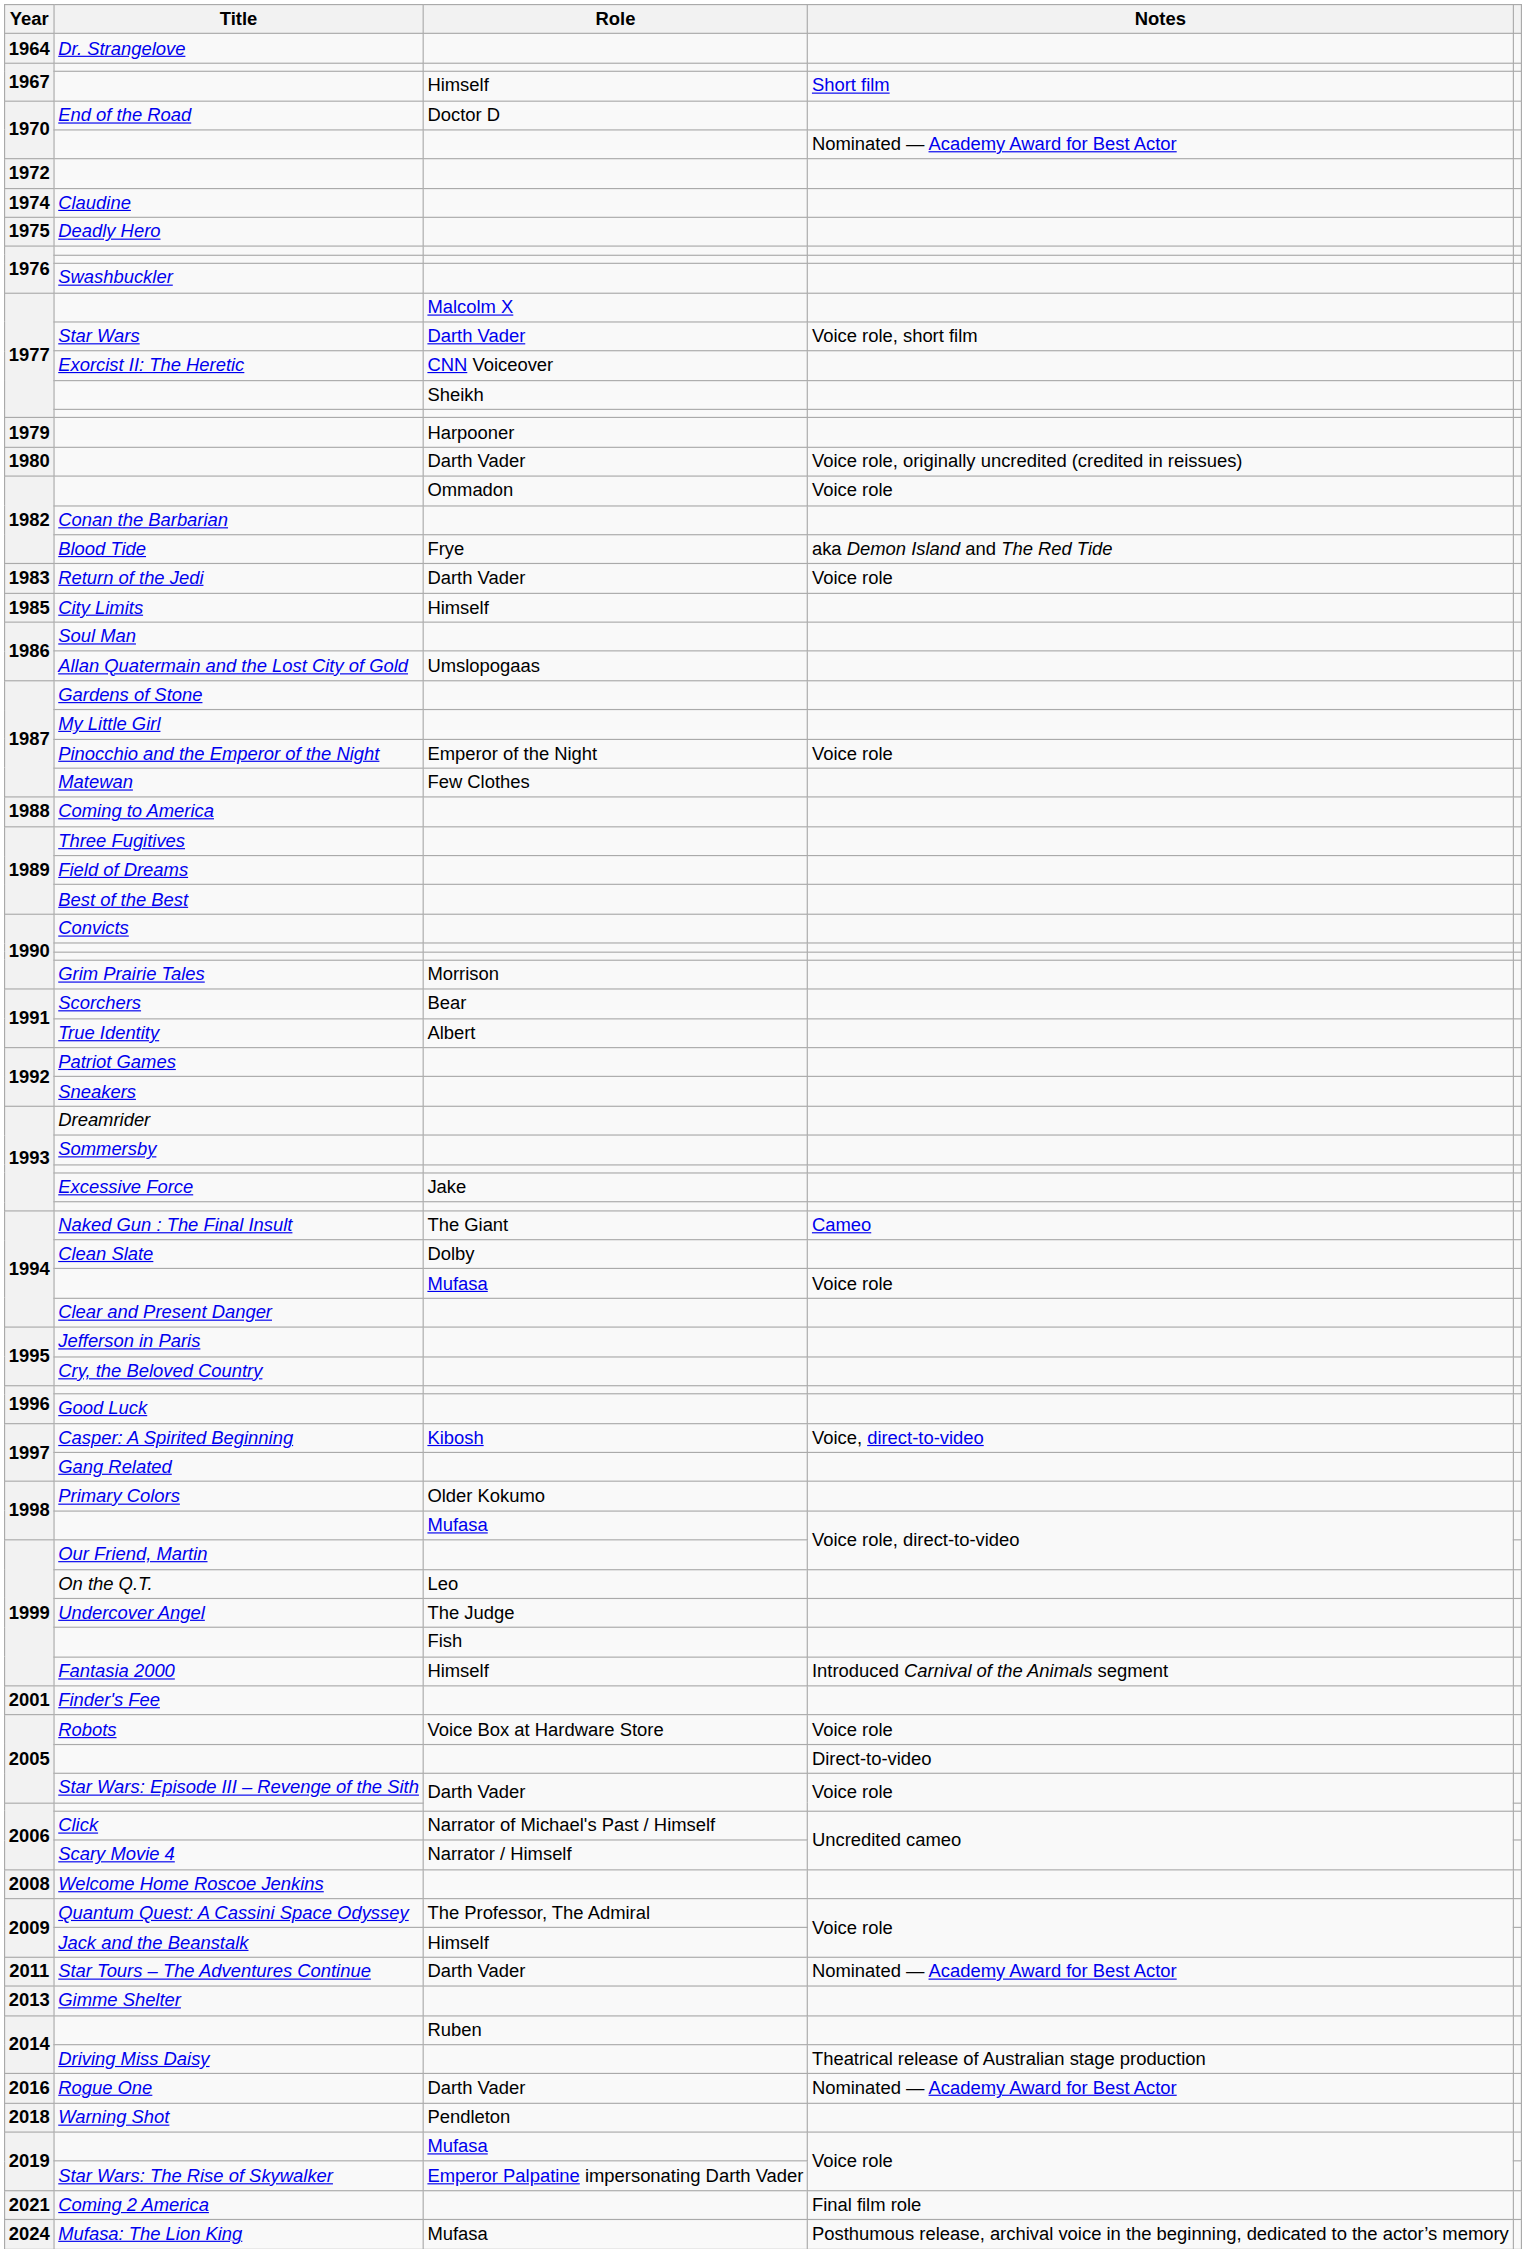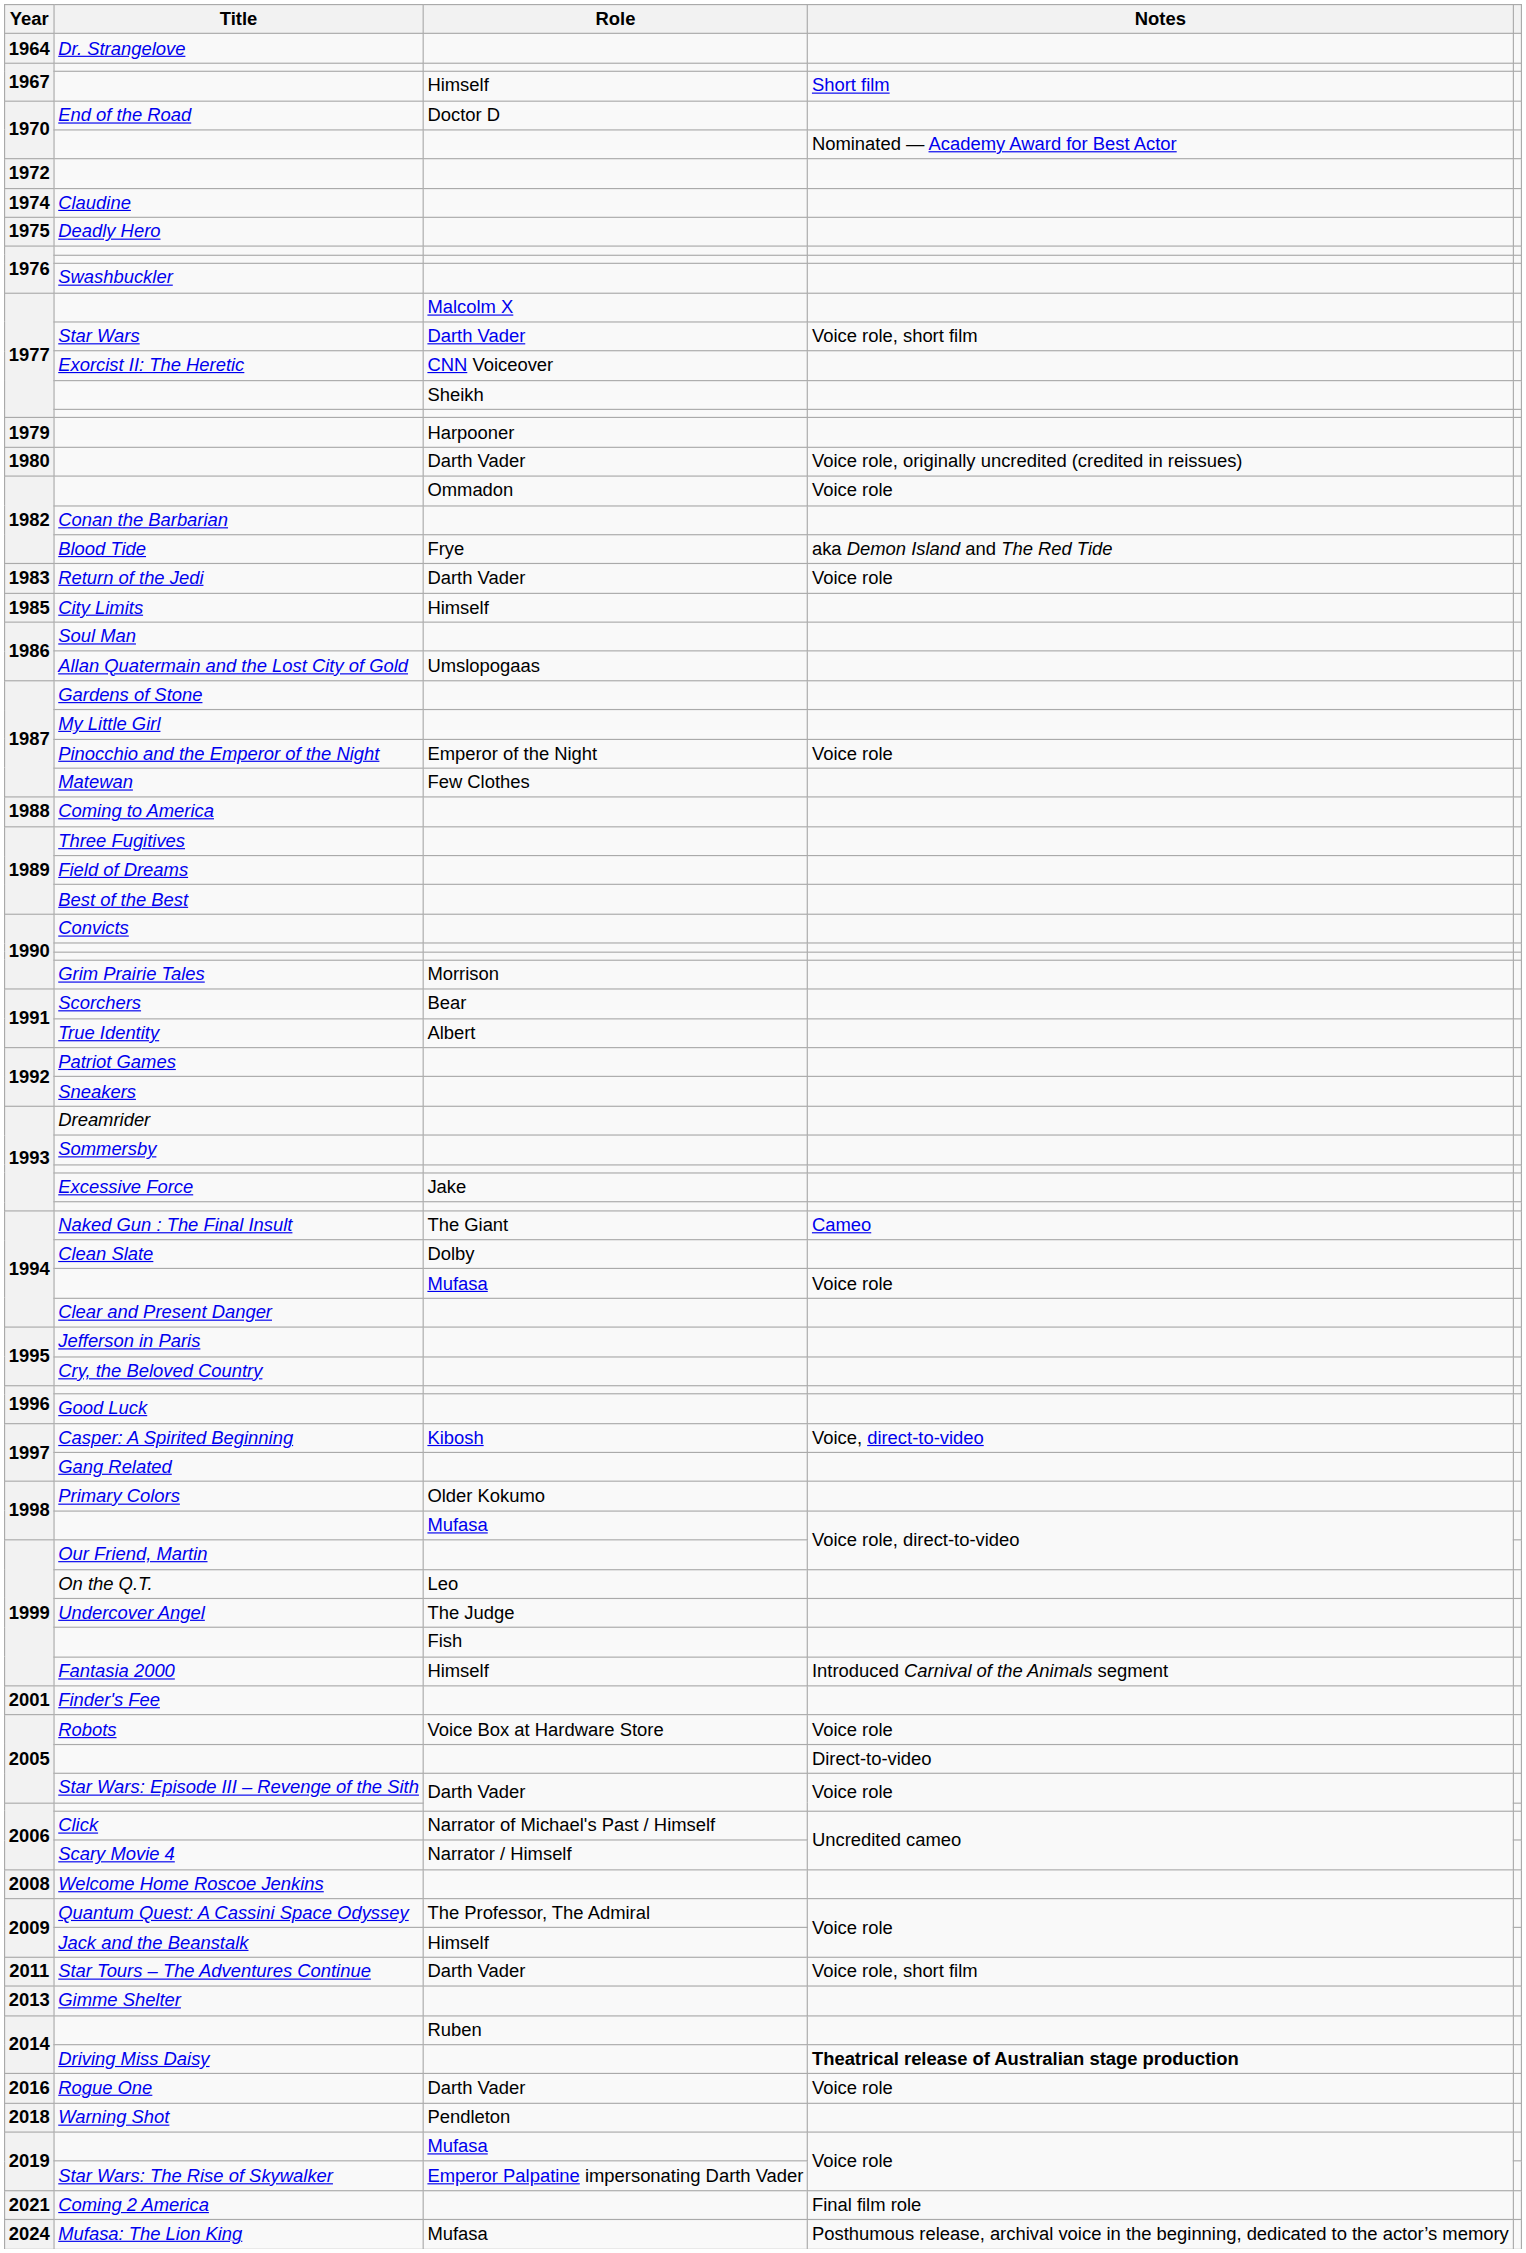(994, 1971) Nominated — Academy Award for Best Actor -> (895, 1971) Voice role, short film
(1009, 2059) normal -> (1025, 2059) bold
(994, 2088) Nominated — Academy Award for Best Actor -> (852, 2088) Voice role
